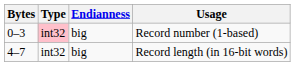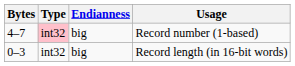(16, 33) 0–3 -> (16, 33) 4–7
(16, 52) 4–7 -> (16, 52) 0–3
